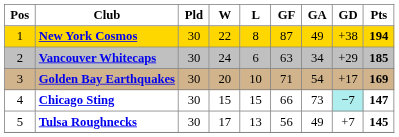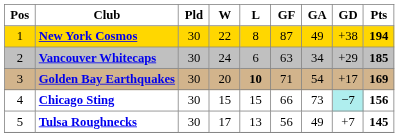(256, 79) normal -> (256, 79) bold
(379, 100) 147 -> (379, 100) 156
